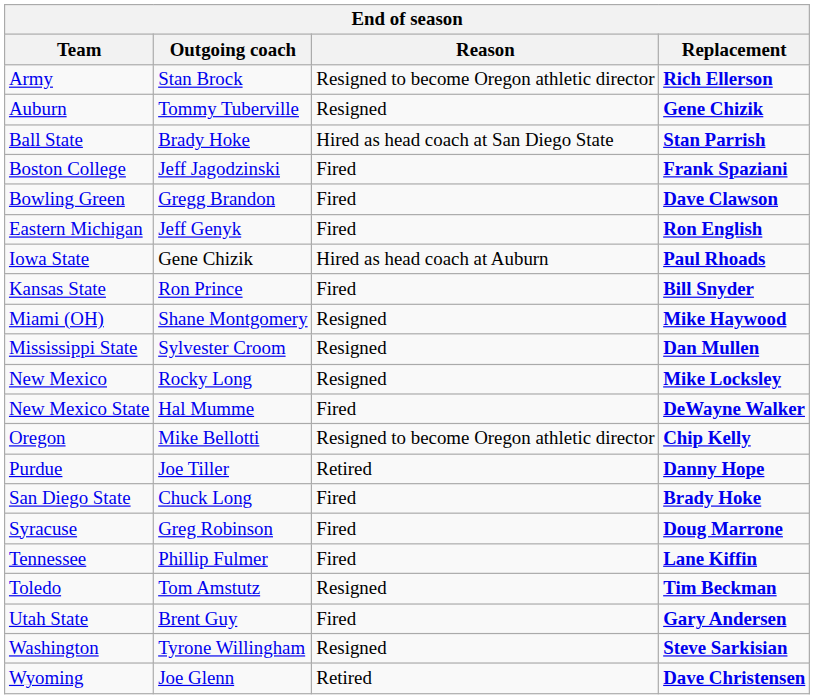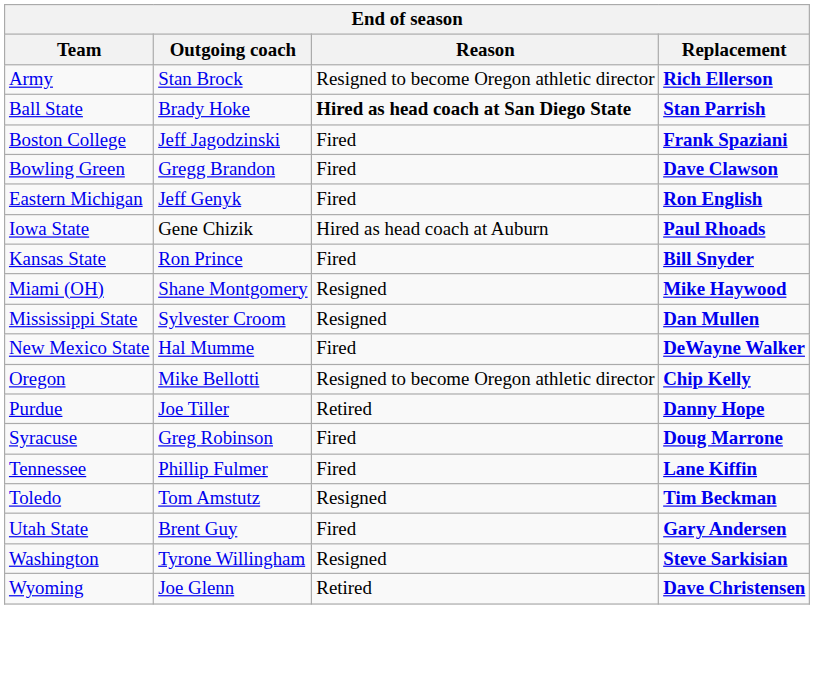- row: (38, 109)
(465, 139) normal -> (474, 109) bold
- row: (58, 378)
- row: (70, 498)
